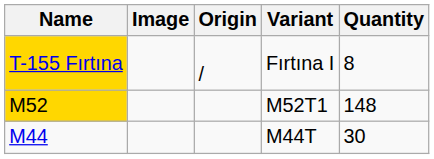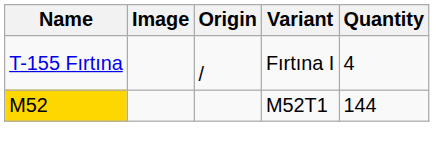(66, 62) gold background -> (66, 62) no background
(349, 62) 8 -> (349, 62) 4
(360, 105) 148 -> (360, 105) 144
- row: (291, 136)
